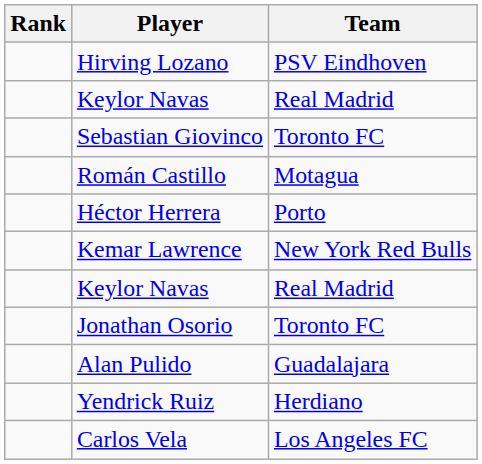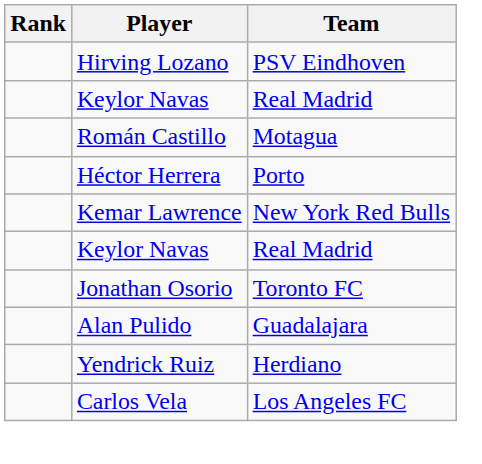- row: (170, 136)
